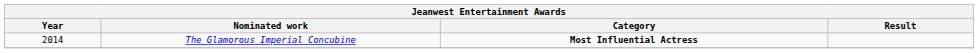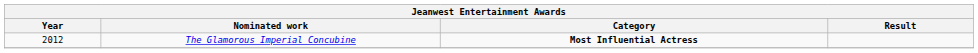(53, 40) 2014 -> (53, 40) 2012
